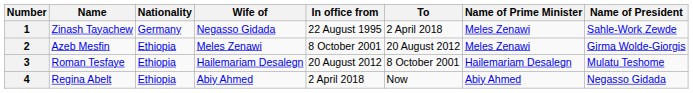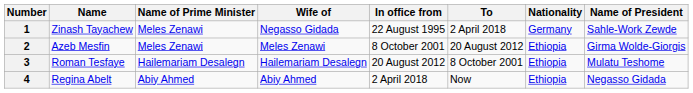columns swapped: (165, 12) <-> (524, 12)
